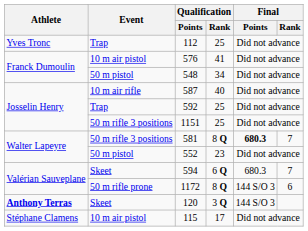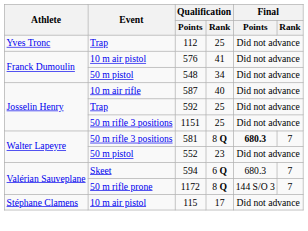(290, 187) 6 -> (290, 187) 7
- row: (190, 202)
